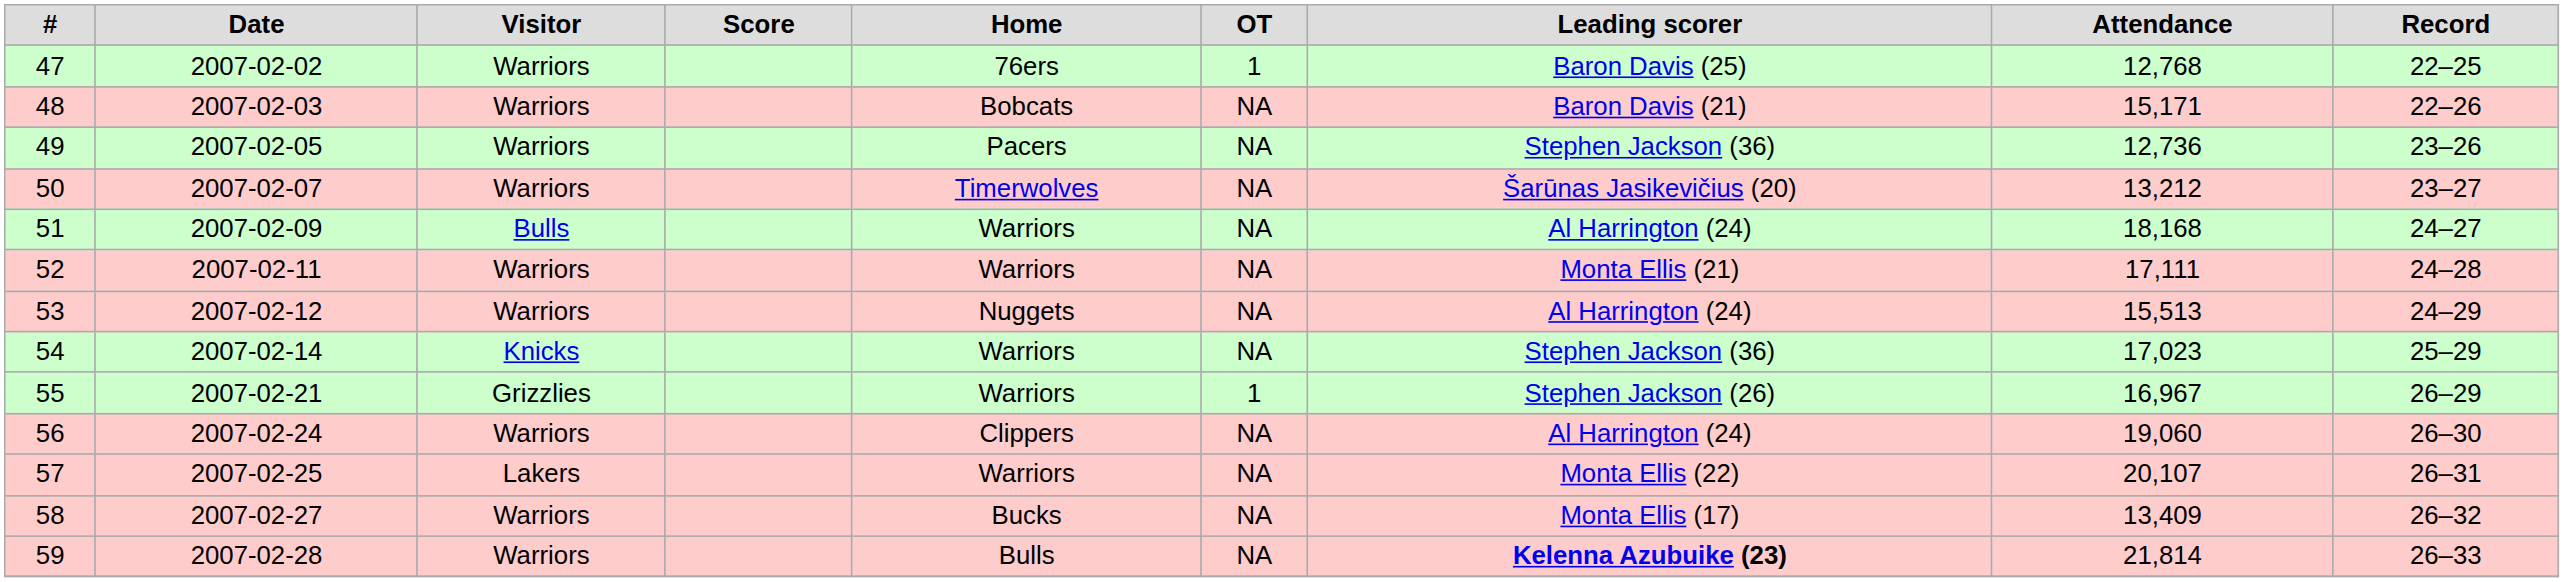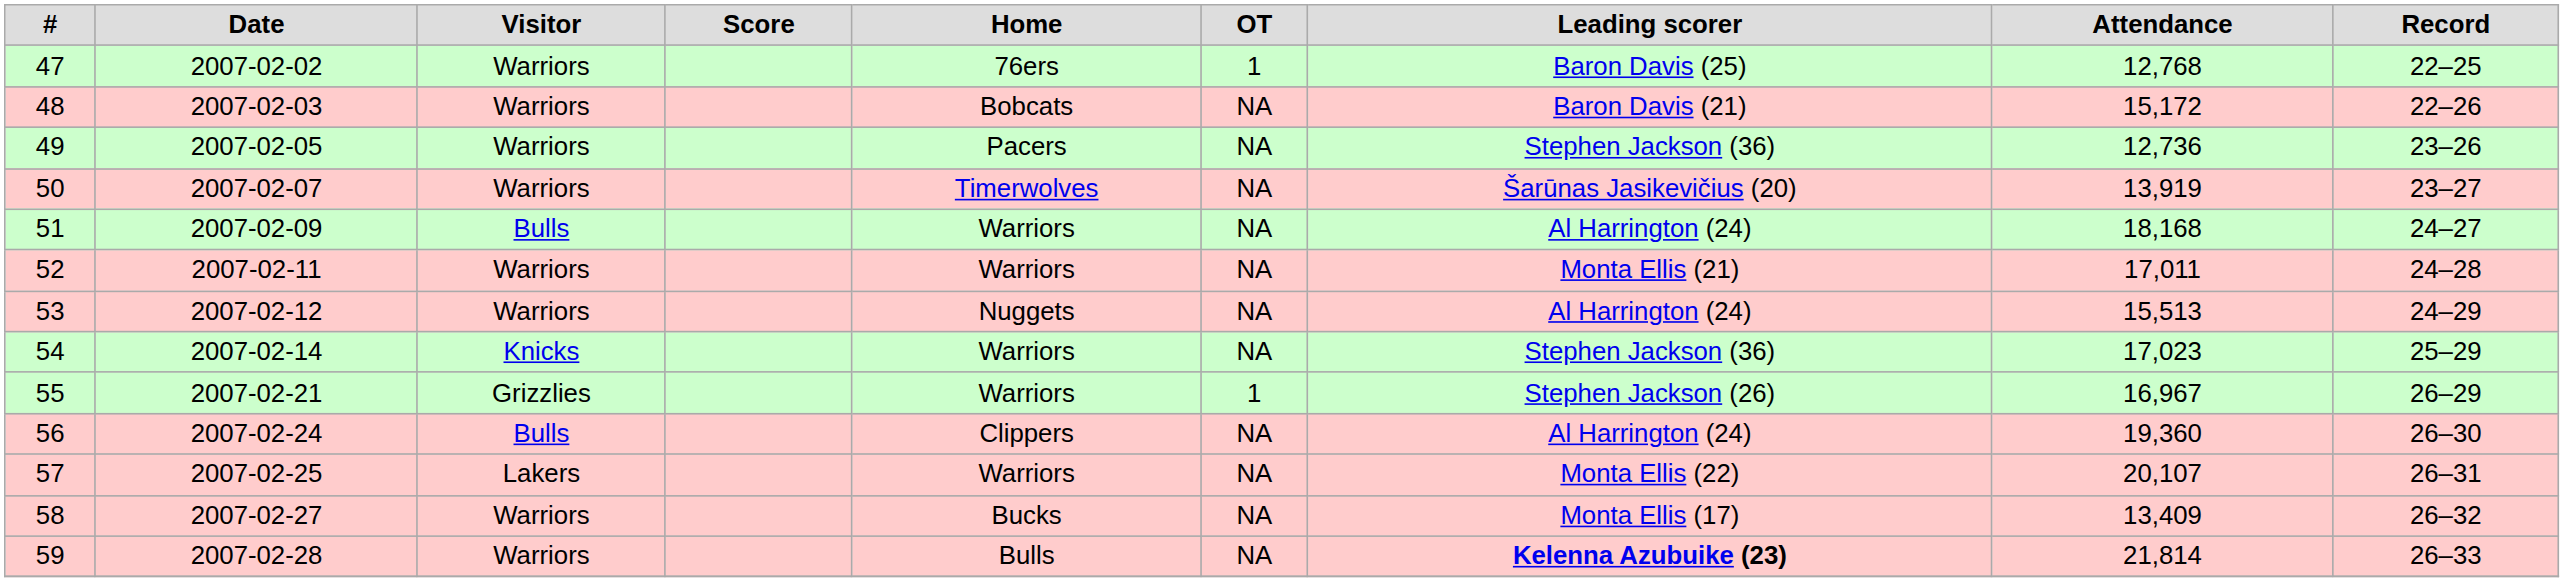(2163, 106) 15,171 -> (2163, 106) 15,172
(2163, 188) 13,212 -> (2163, 188) 13,919
(2163, 270) 17,111 -> (2163, 270) 17,011
(541, 433) Warriors -> (541, 433) Bulls
(2163, 433) 19,060 -> (2163, 433) 19,360
